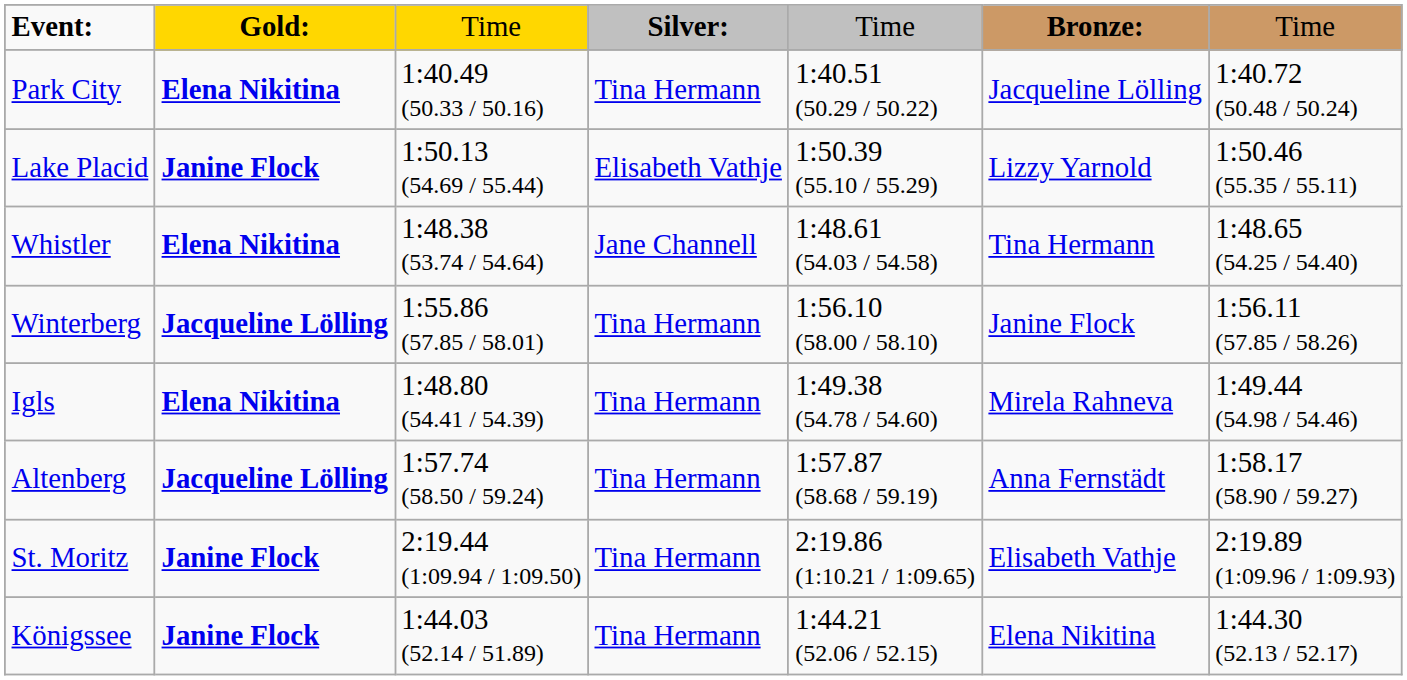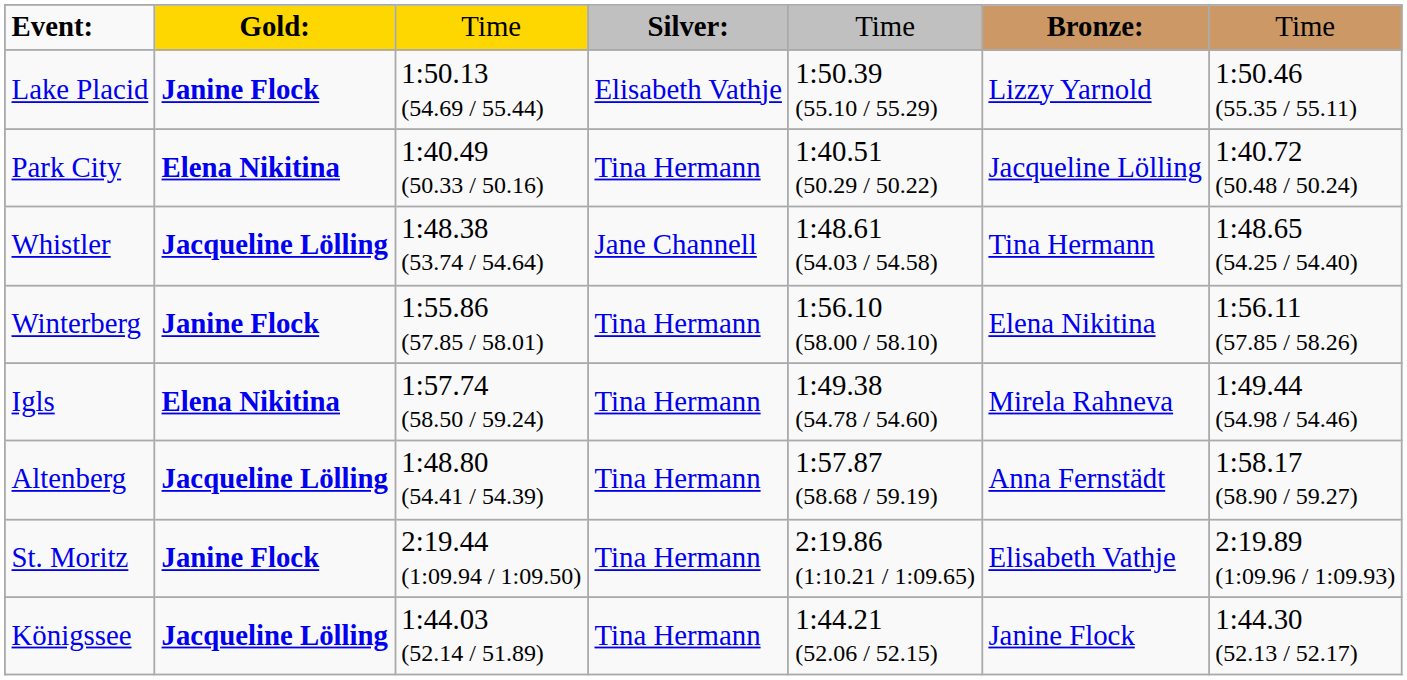rows swapped: (80, 167) <-> (66, 89)
(251, 245) Elena Nikitina -> (275, 245) Jacqueline Lölling
(275, 323) Jacqueline Lölling -> (240, 323) Janine Flock
(1062, 323) Janine Flock -> (1072, 323) Elena Nikitina
(473, 401) 1:48.80 (54.41 / 54.39) -> (473, 401) 1:57.74 (58.50 / 59.24)
(473, 479) 1:57.74 (58.50 / 59.24) -> (473, 479) 1:48.80 (54.41 / 54.39)
(240, 635) Janine Flock -> (275, 635) Jacqueline Lölling
(1072, 635) Elena Nikitina -> (1062, 635) Janine Flock
